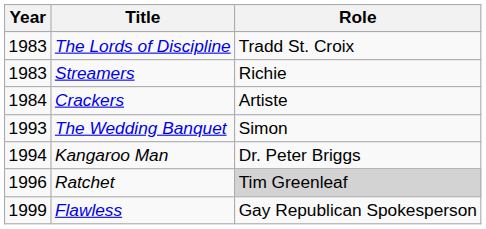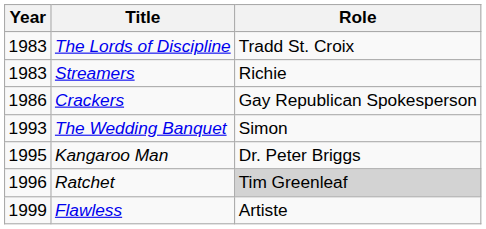(28, 100) 1984 -> (28, 100) 1986
(263, 100) Artiste -> (358, 100) Gay Republican Spokesperson
(28, 155) 1994 -> (28, 155) 1995
(358, 210) Gay Republican Spokesperson -> (263, 210) Artiste
